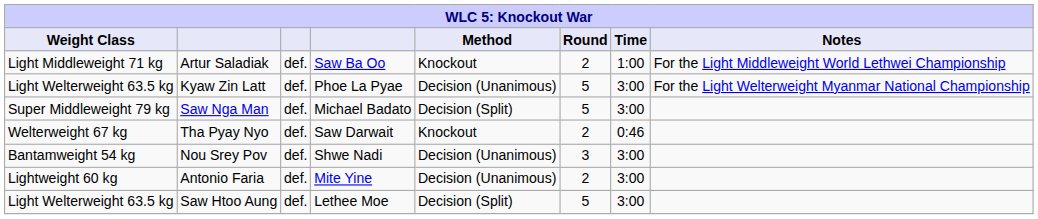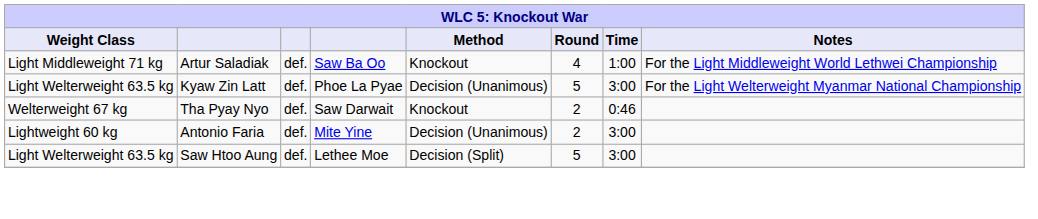(585, 62) 2 -> (577, 62) 4
- row: (224, 109)
- row: (224, 155)
